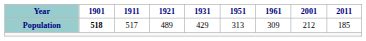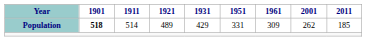(132, 25) 517 -> (132, 25) 514
(238, 25) 313 -> (238, 25) 331
(309, 25) 212 -> (309, 25) 262
